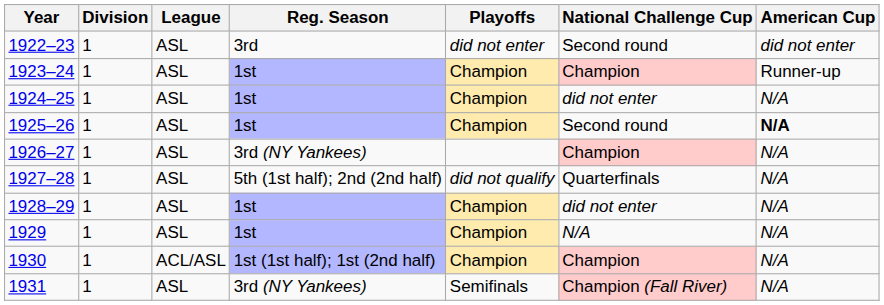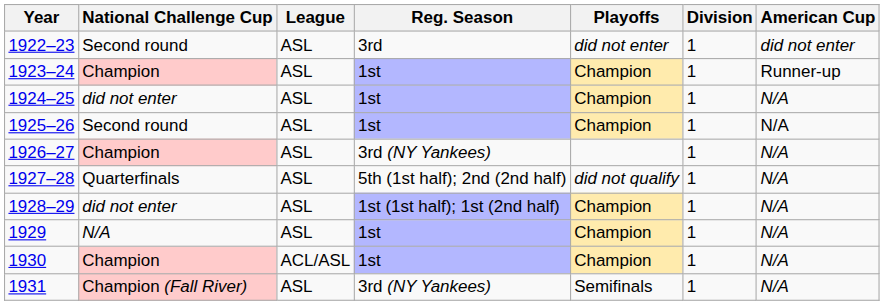columns swapped: (115, 17) <-> (657, 17)
(775, 125) bold -> (775, 125) normal
(245, 206) 1st -> (459, 206) 1st (1st half); 1st (2nd half)
(335, 260) 1st (1st half); 1st (2nd half) -> (369, 260) 1st
